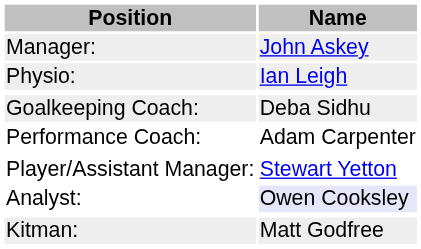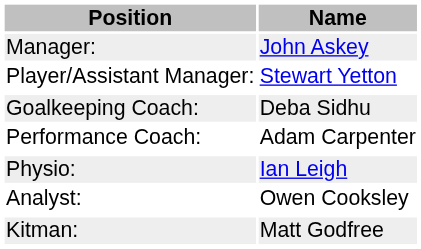rows swapped: (130, 169) <-> (41, 76)
(334, 198) lavender background -> (334, 198) no background
